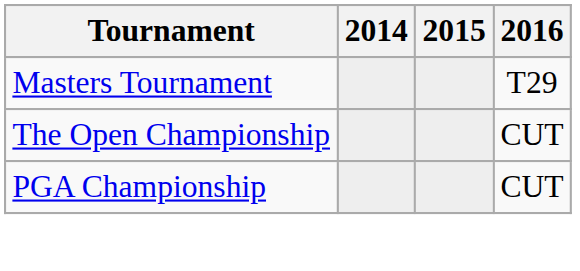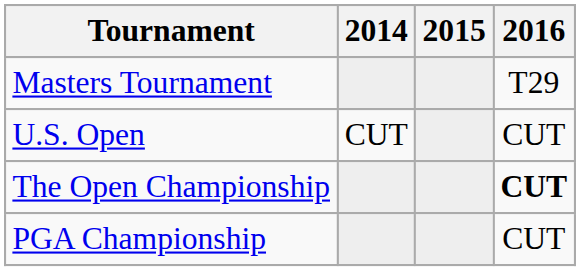+ row: (79, 135)
(532, 135) normal -> (534, 187) bold
